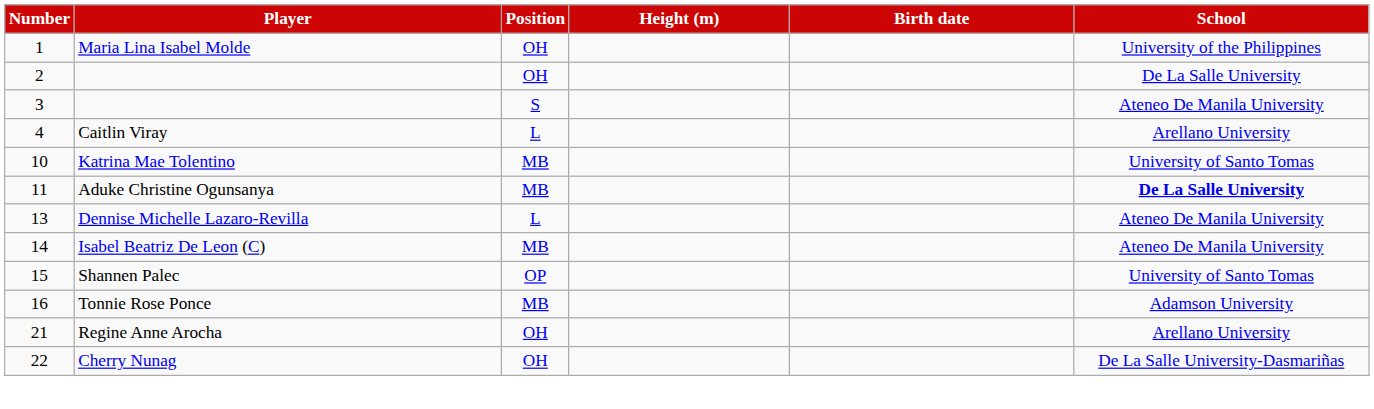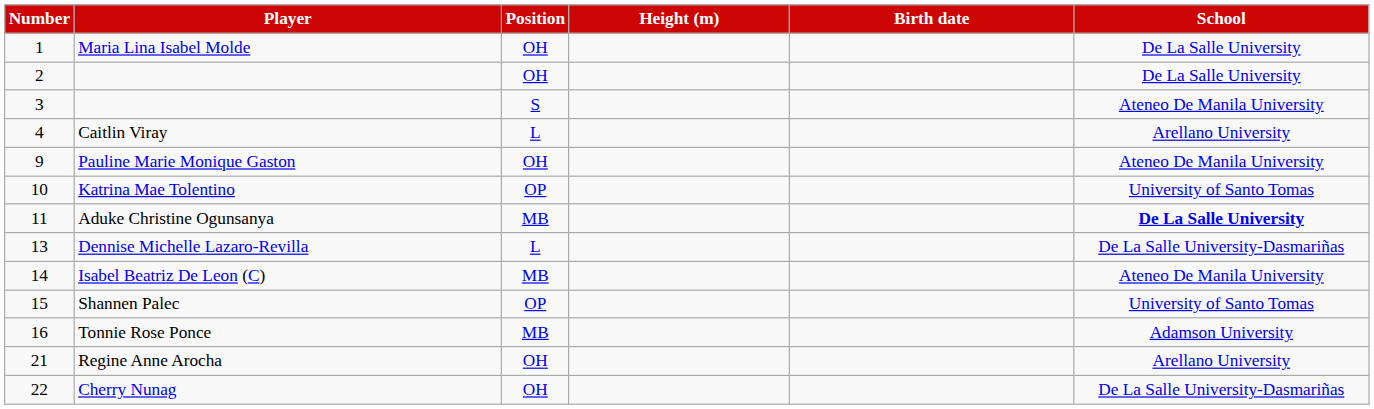(1221, 47) University of the Philippines -> (1221, 47) De La Salle University
+ row: (39, 161)
(535, 161) MB -> (535, 190) OP
(1221, 218) Ateneo De Manila University -> (1221, 247) De La Salle University-Dasmariñas
